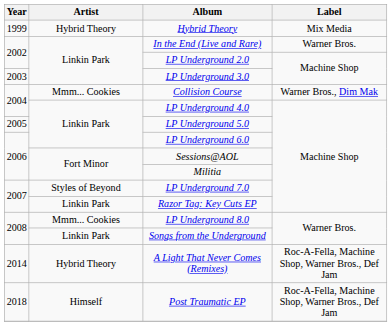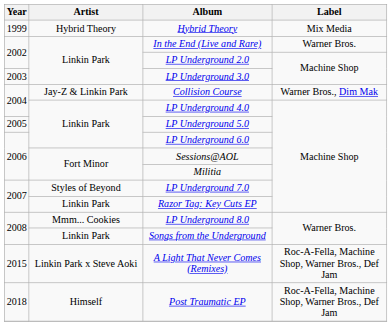(86, 92) Mmm... Cookies -> (86, 92) Jay-Z & Linkin Park
(17, 263) 2014 -> (17, 263) 2015
(86, 263) Hybrid Theory -> (86, 263) Linkin Park x Steve Aoki
